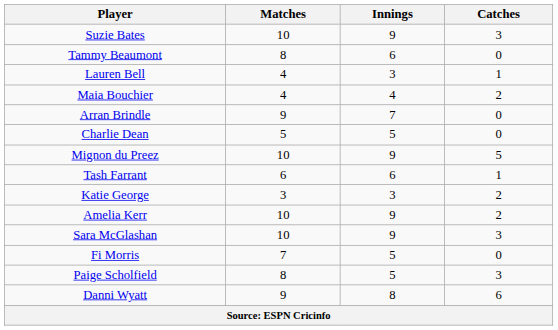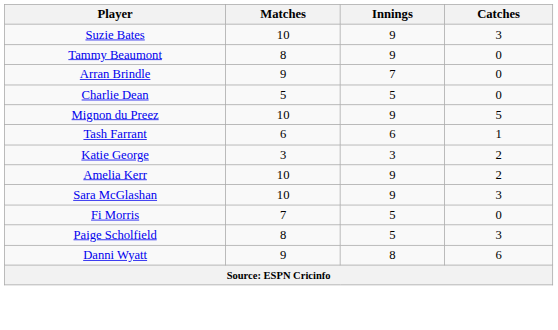(392, 54) 6 -> (392, 54) 9
- row: (115, 74)
- row: (115, 94)
